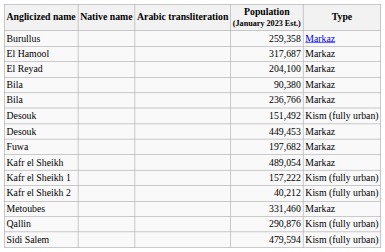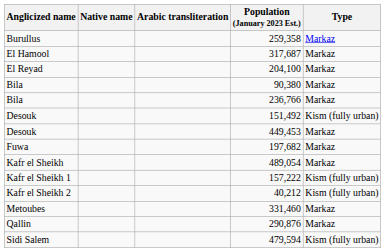(342, 224) Kism (fully urban) -> (320, 224) Markaz
